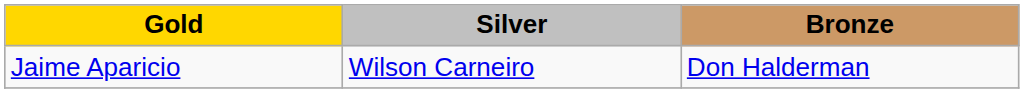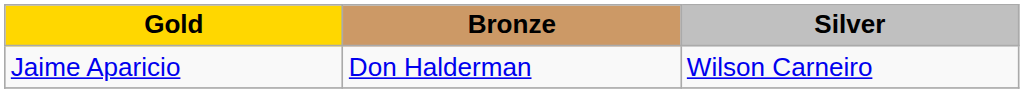columns swapped: (512, 25) <-> (850, 25)
